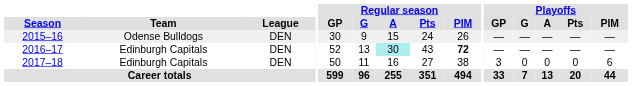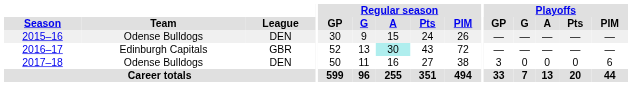(281, 49) DEN -> (281, 49) GBR
(463, 49) bold -> (463, 49) normal
(163, 62) Edinburgh Capitals -> (163, 62) Odense Bulldogs
